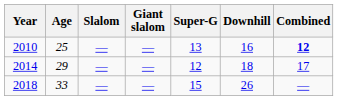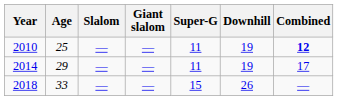(196, 47) 13 -> (196, 47) 11
(247, 47) 16 -> (247, 47) 19
(196, 66) 12 -> (196, 66) 11
(247, 66) 18 -> (247, 66) 19
